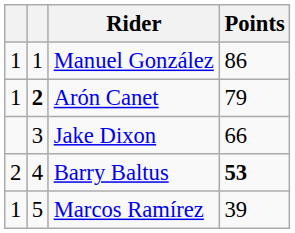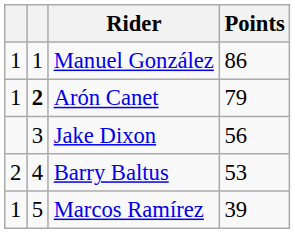(236, 135) 66 -> (236, 135) 56
(236, 172) bold -> (236, 172) normal
